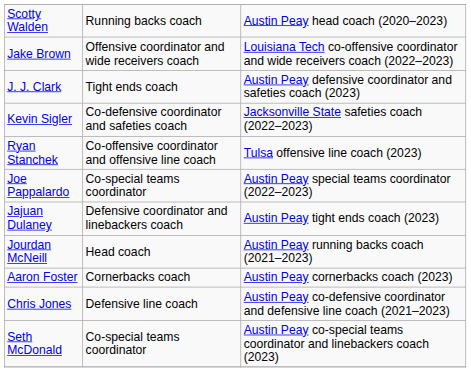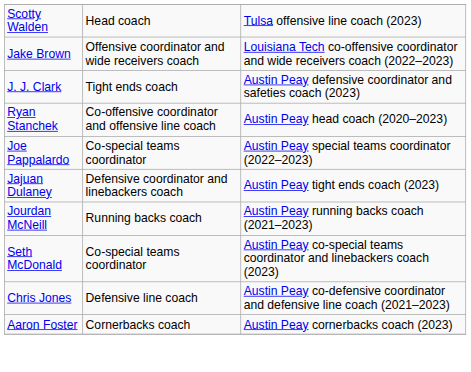(144, 20) Running backs coach -> (118, 20) Head coach
(345, 20) Austin Peay head coach (2020–2023) -> (333, 20) Tulsa offensive line coach (2023)
- row: (40, 119)
(333, 152) Tulsa offensive line coach (2023) -> (345, 119) Austin Peay head coach (2020–2023)
(118, 251) Head coach -> (144, 218) Running backs coach
rows swapped: (35, 343) <-> (42, 277)
